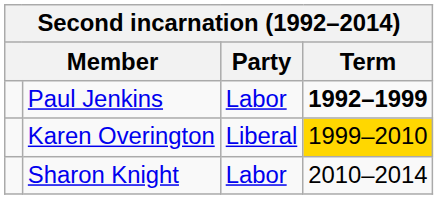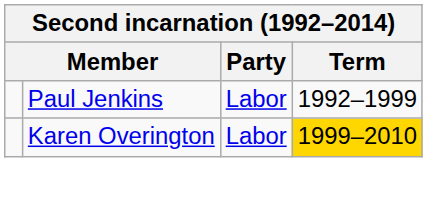(368, 99) bold -> (357, 99) normal
(261, 136) Liberal -> (256, 136) Labor
- row: (103, 174)
